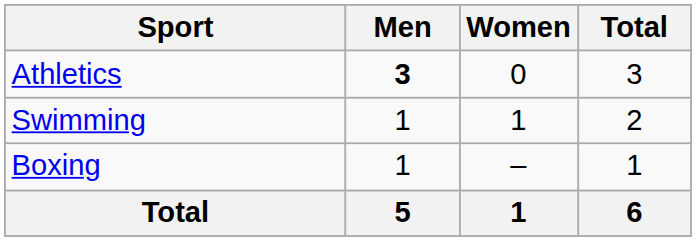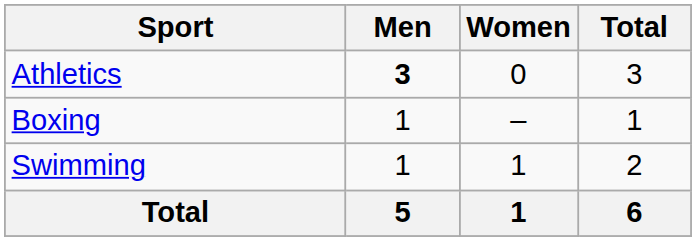rows swapped: (56, 166) <-> (79, 119)
